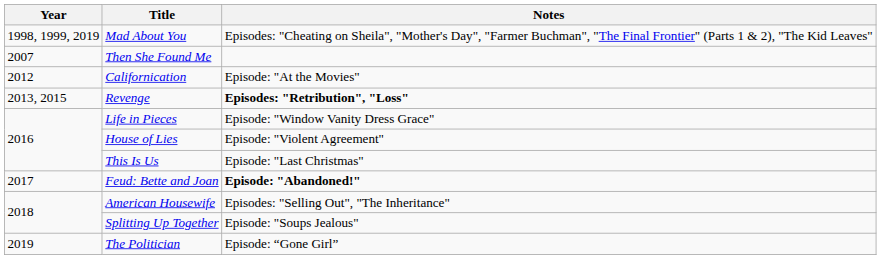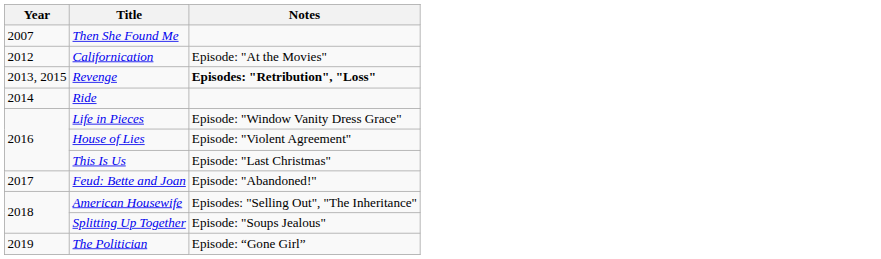- row: (146, 35)
+ row: (85, 98)
(293, 181) bold -> (254, 181) normal
